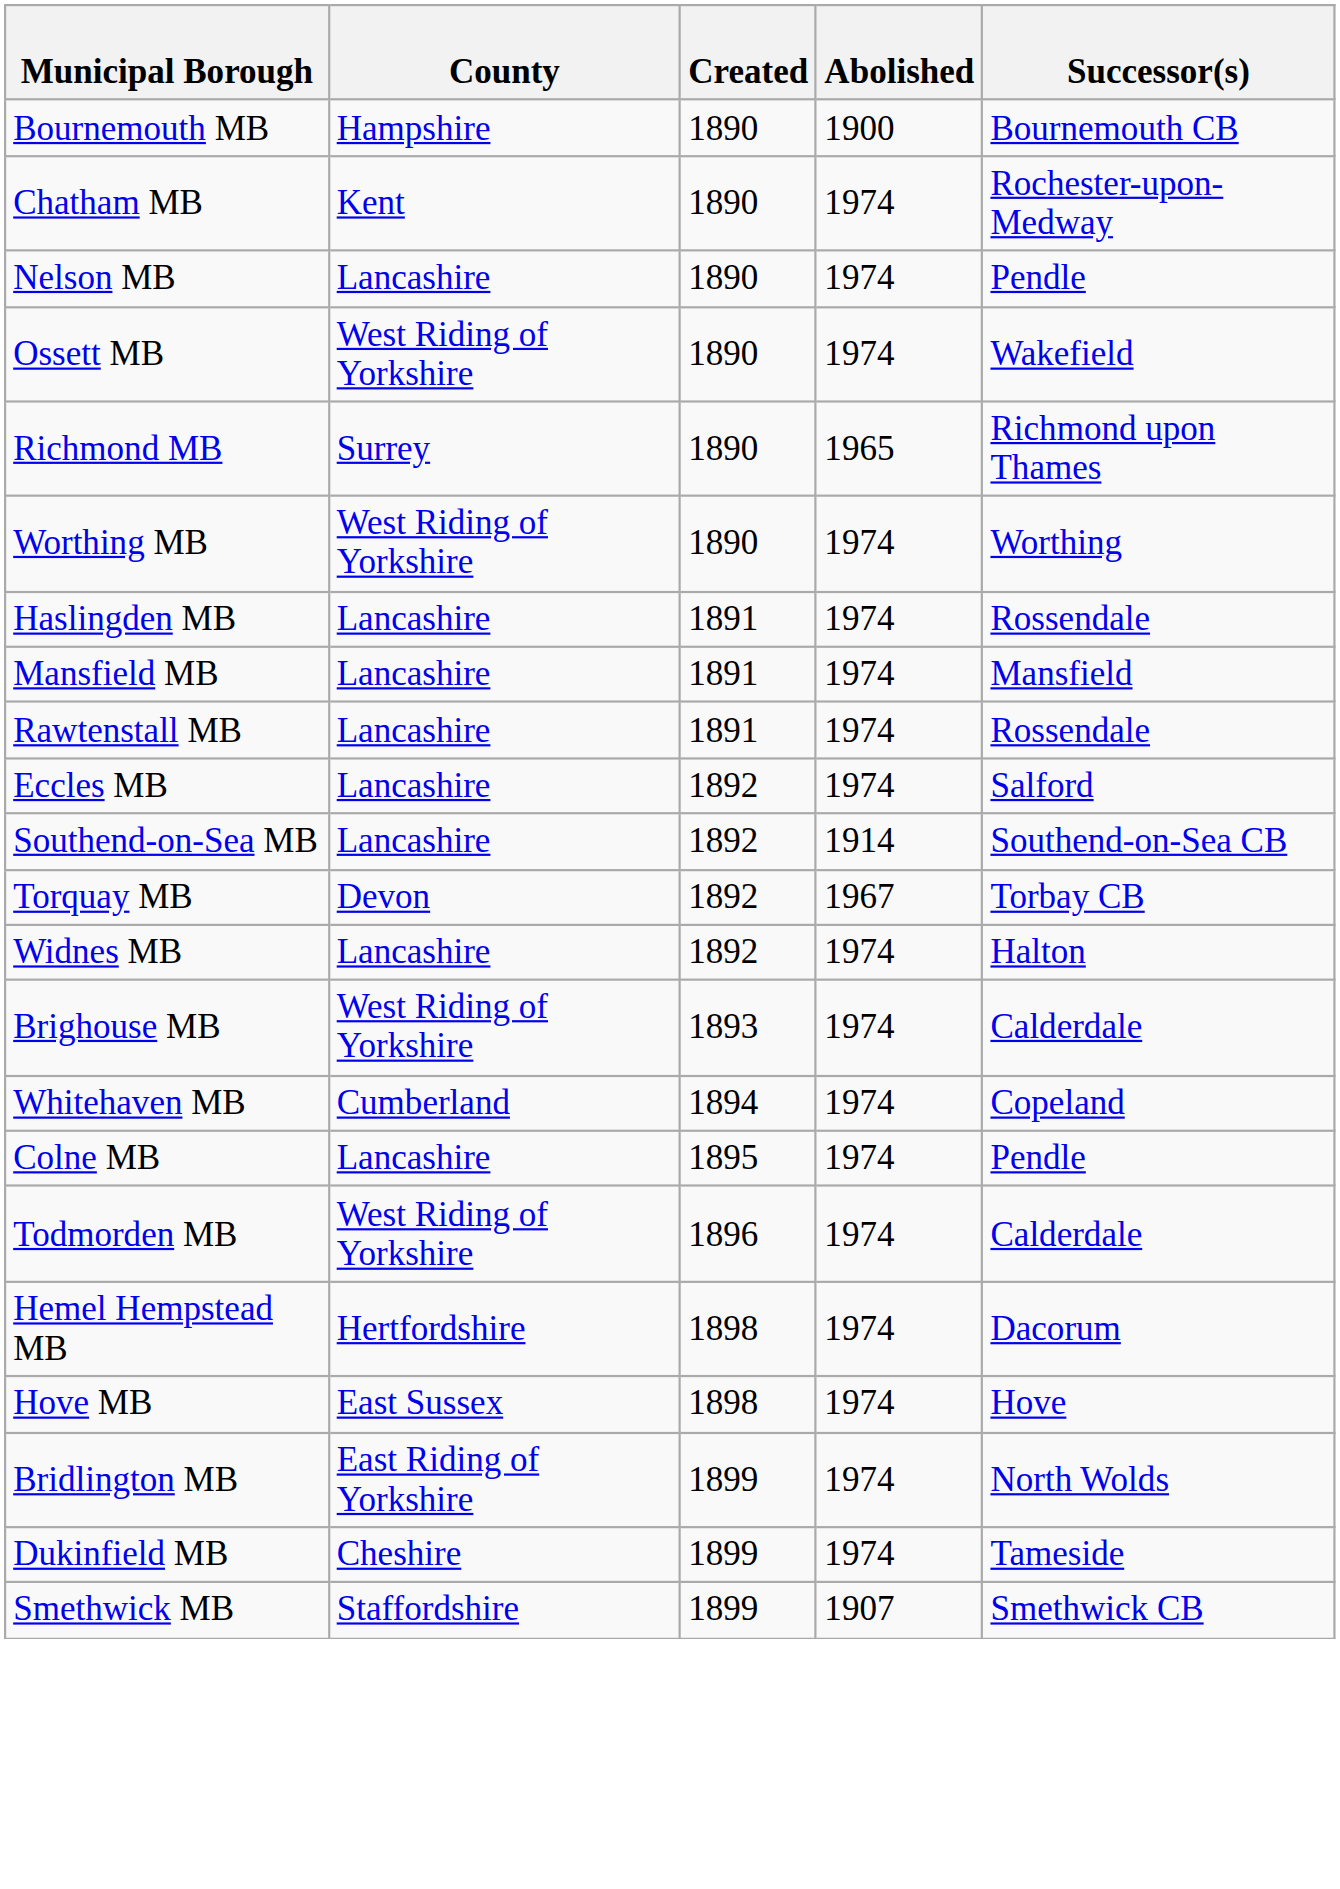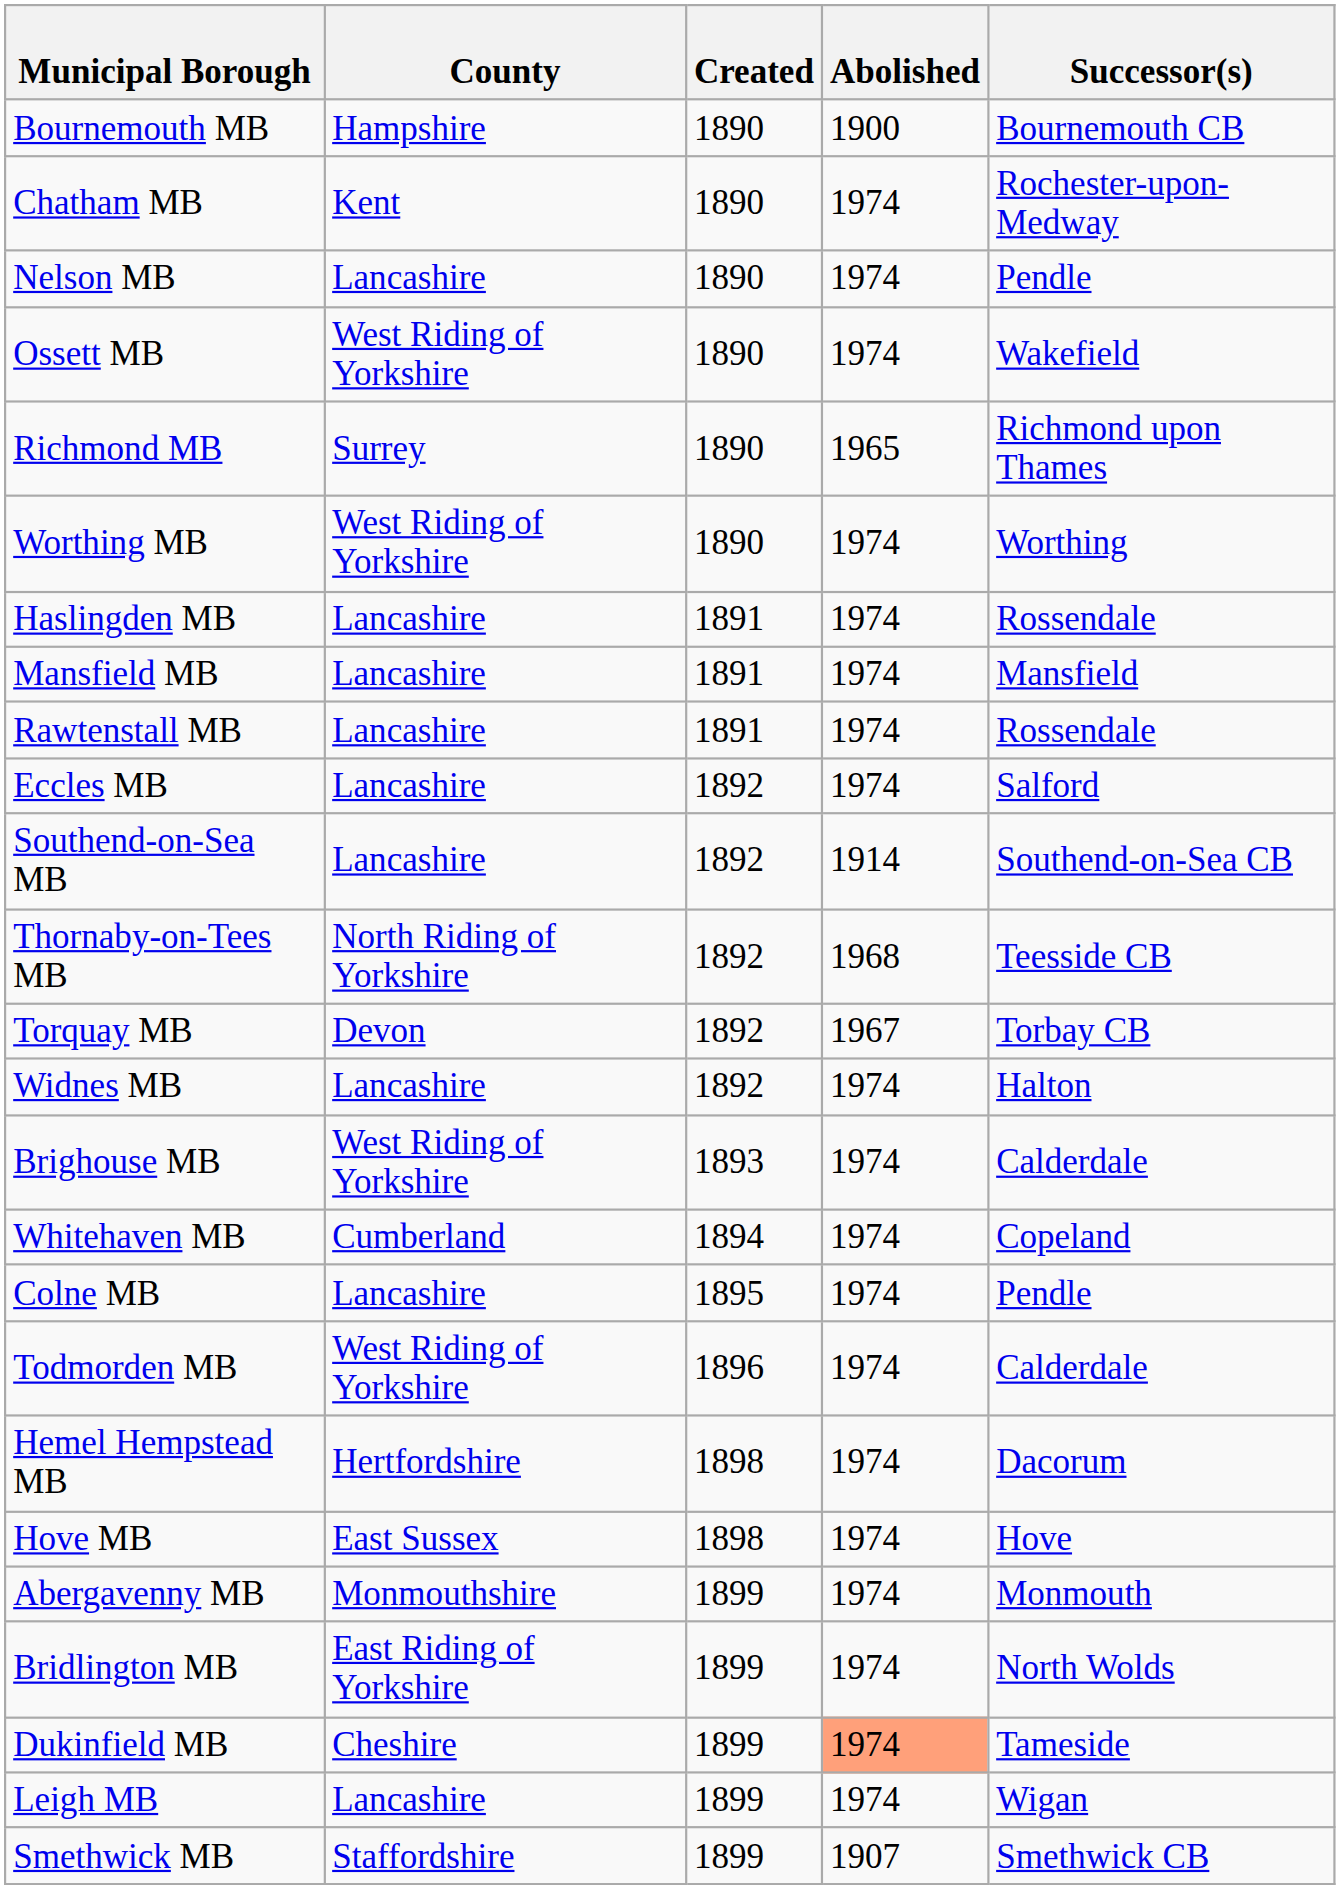+ row: (142, 955)
+ row: (139, 1593)
(859, 1554) no background -> (865, 1744) lightsalmon background
+ row: (86, 1799)
